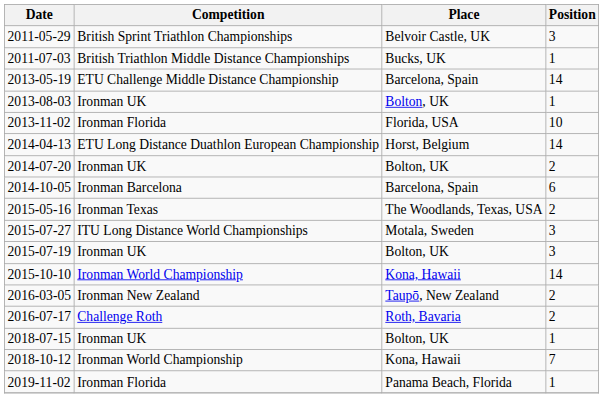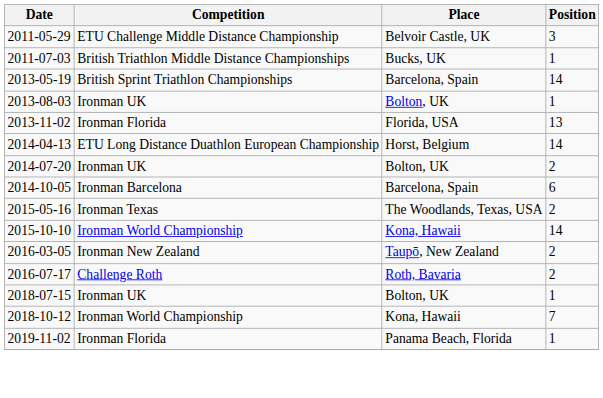(185, 36) British Sprint Triathlon Championships -> (208, 36) ETU Challenge Middle Distance Championship
(208, 79) ETU Challenge Middle Distance Championship -> (185, 79) British Sprint Triathlon Championships
(556, 123) 10 -> (556, 123) 13
- row: (39, 230)
- row: (39, 252)
